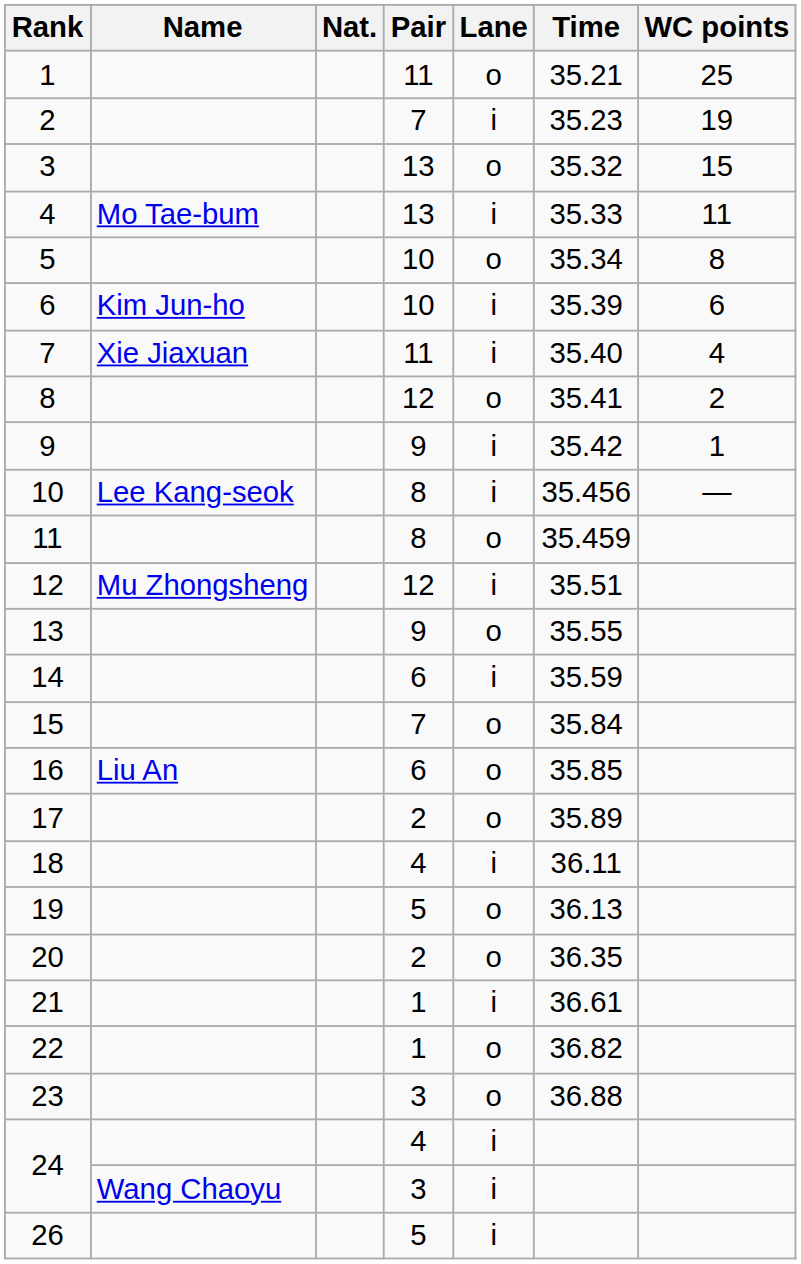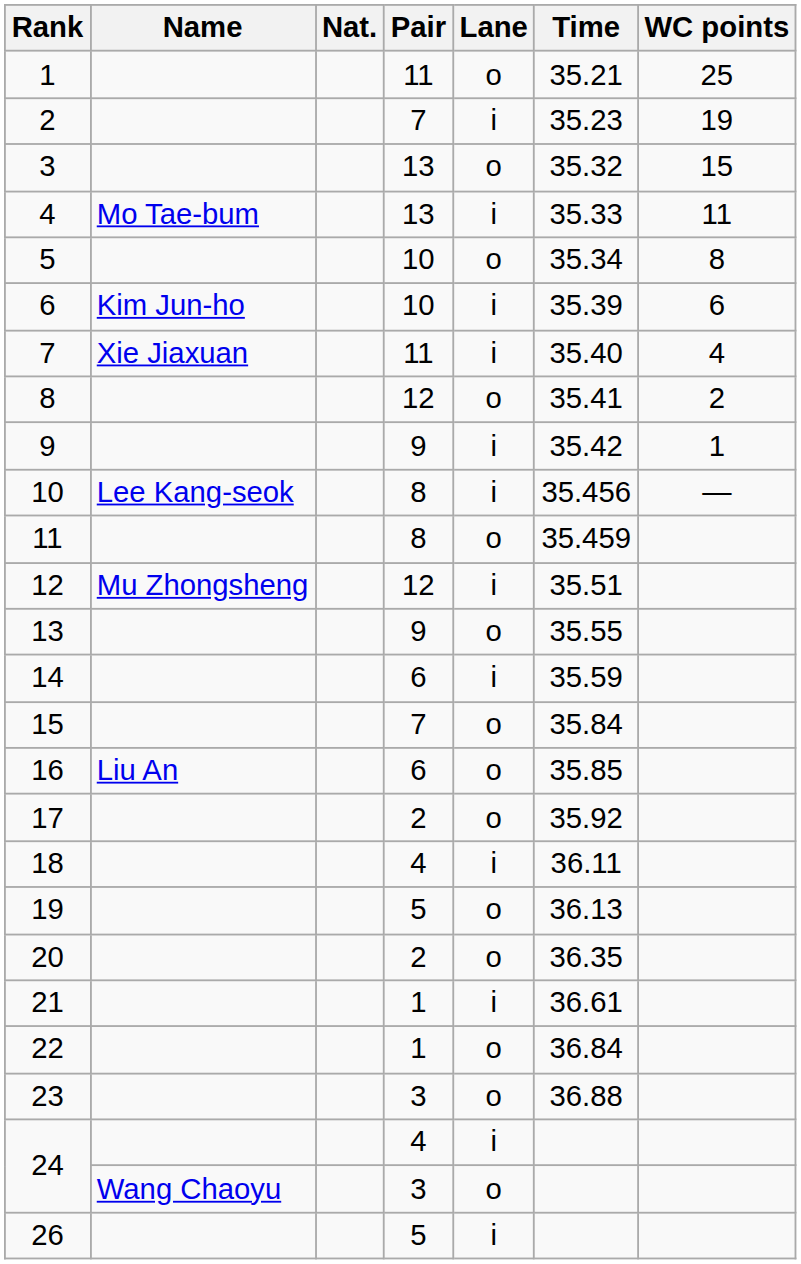(586, 817) 35.89 -> (586, 817) 35.92
(586, 1049) 36.82 -> (586, 1049) 36.84
(494, 1188) i -> (494, 1188) o
